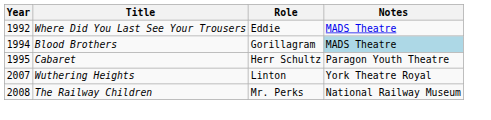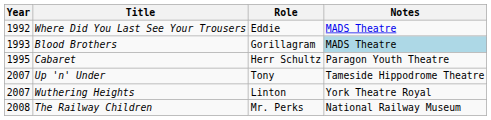(18, 44) 1994 -> (18, 44) 1993
+ row: (70, 76)
